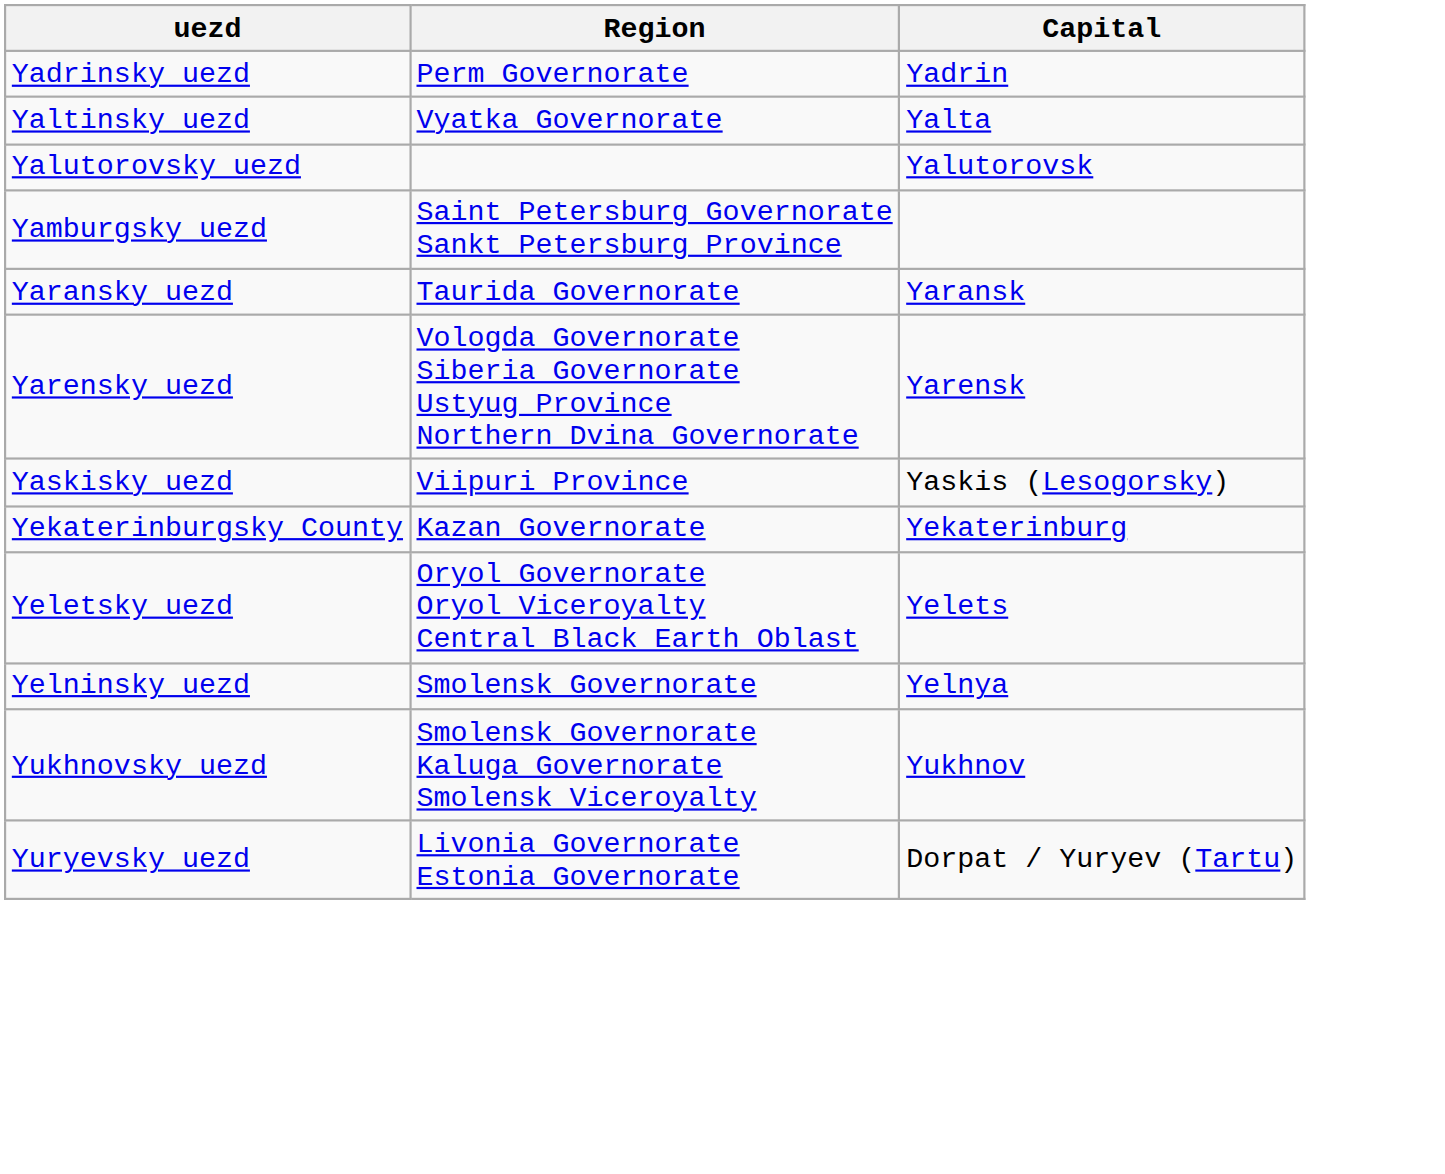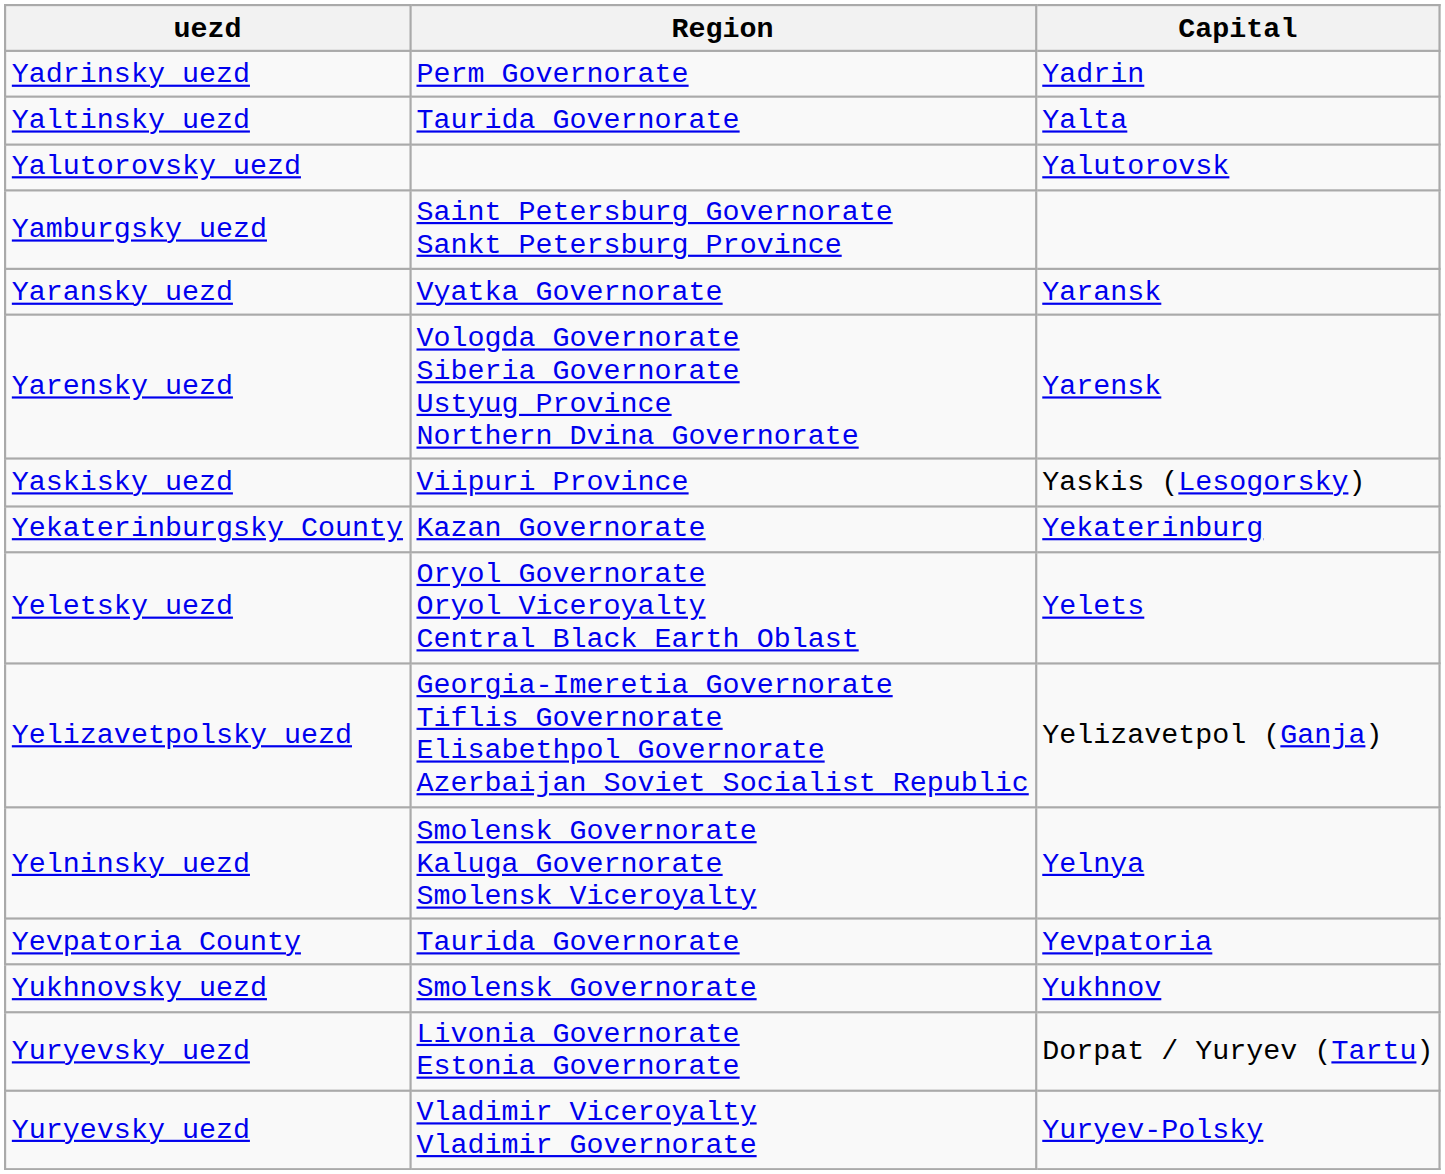(570, 121) Vyatka Governorate -> (578, 121) Taurida Governorate
(578, 292) Taurida Governorate -> (570, 292) Vyatka Governorate
+ row: (1212, 735)
(587, 686) Smolensk Governorate -> (587, 863) Smolensk Governorate Kaluga Governorate Smolensk Viceroyalty
+ row: (1127, 942)
(587, 765) Smolensk Governorate Kaluga Governorate Smolensk Viceroyalty -> (587, 988) Smolensk Governorate
+ row: (1153, 1130)
